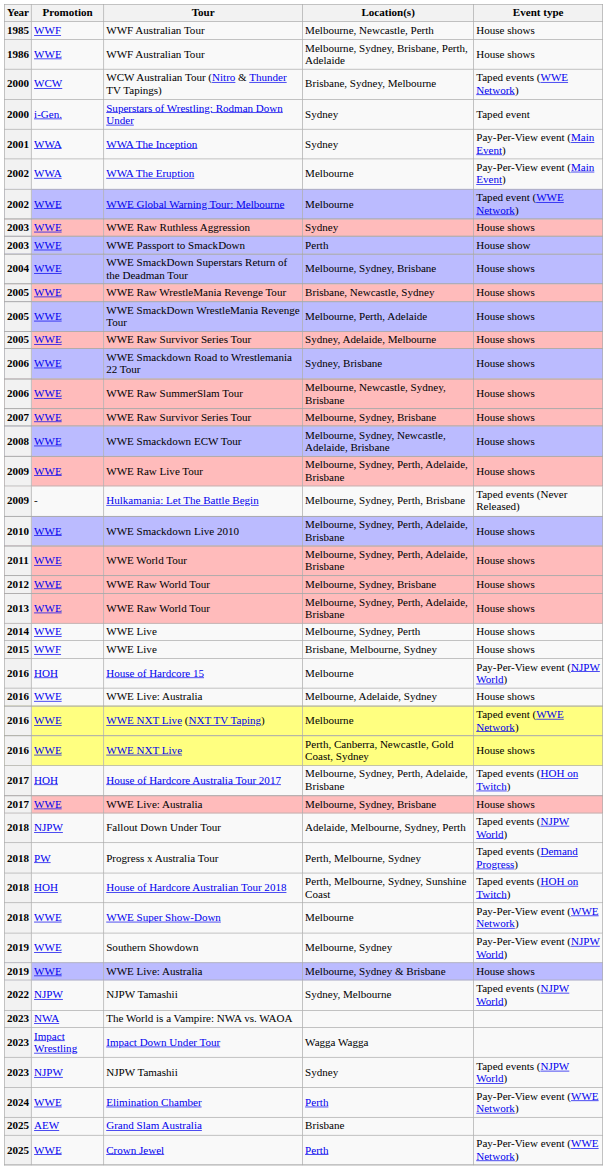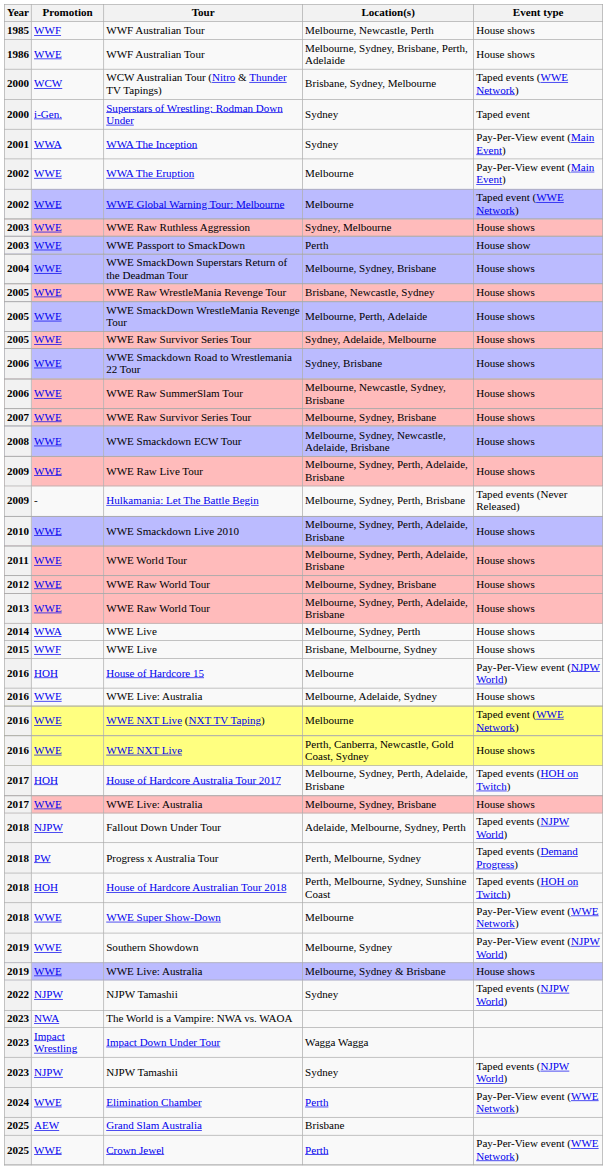(48, 174) WWA -> (48, 174) WWE
(322, 227) Sydney -> (348, 227) Sydney, Melbourne
(48, 632) WWE -> (48, 632) WWA
(348, 995) Sydney, Melbourne -> (322, 995) Sydney
